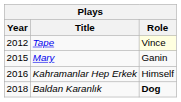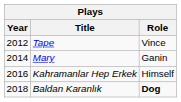(154, 43) lightyellow background -> (154, 43) no background
(17, 58) 2015 -> (17, 58) 2014
